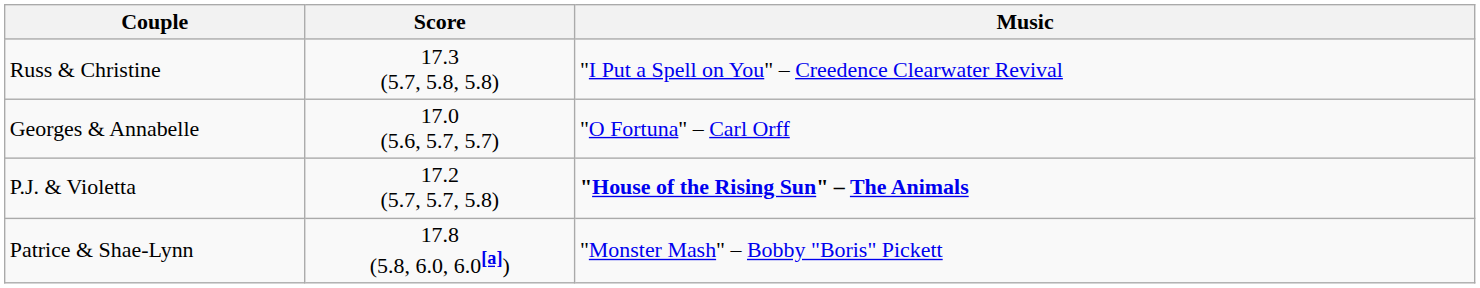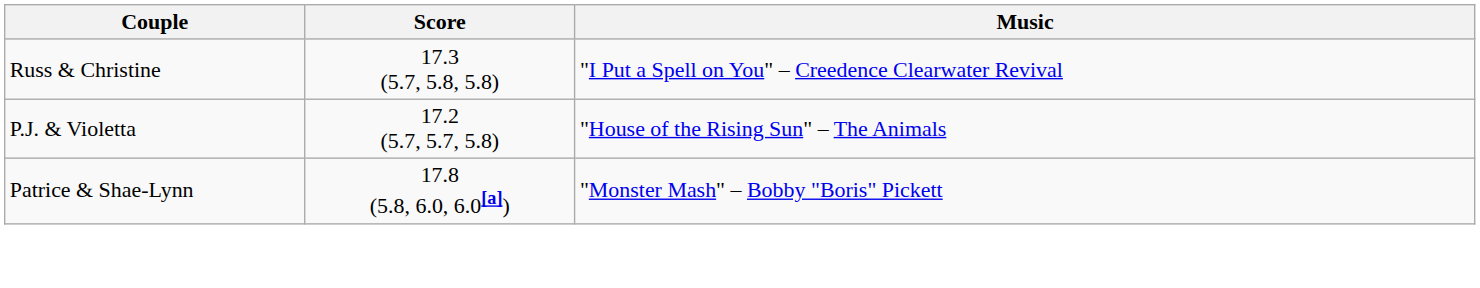- row: (105, 128)
(774, 187) bold -> (763, 128) normal
